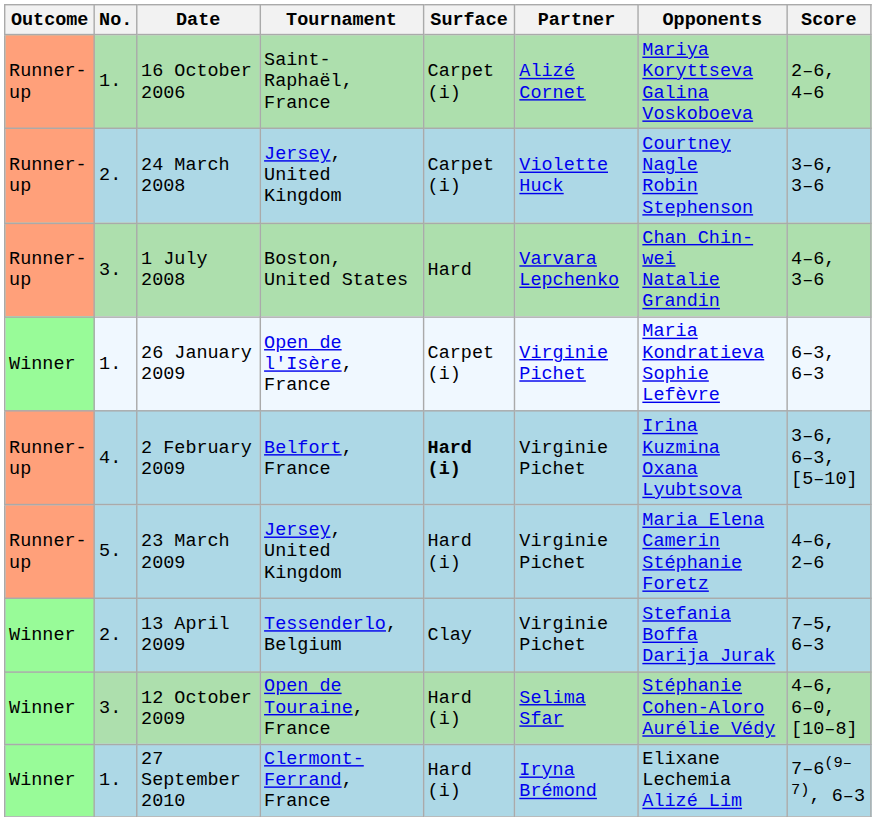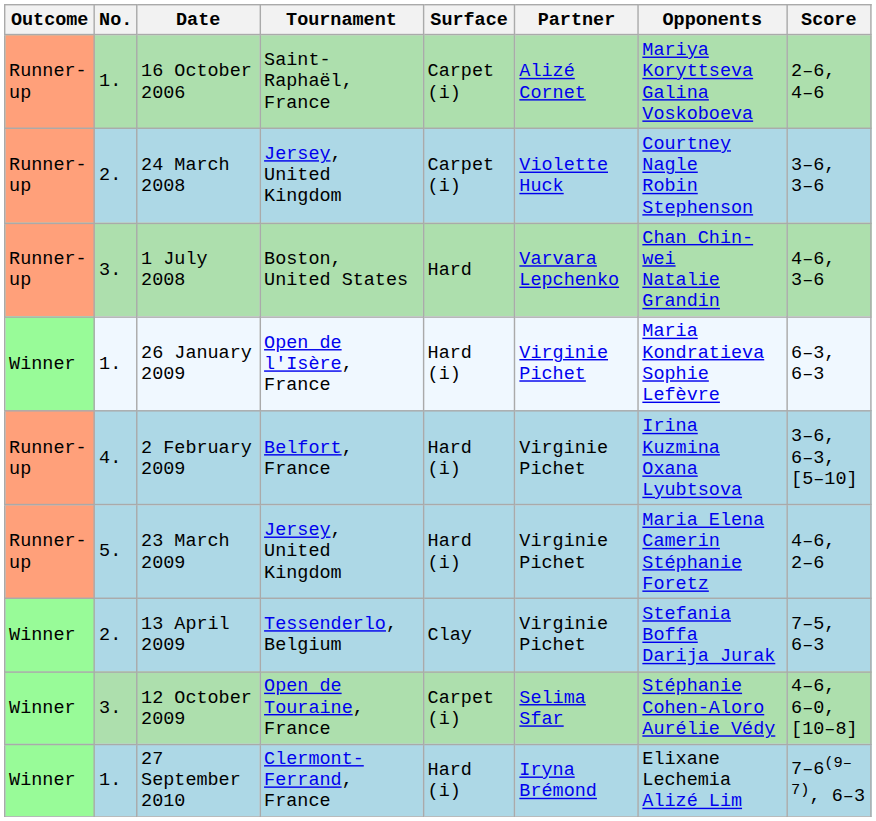(461, 364) Carpet (i) -> (450, 364) Hard (i)
(450, 458) bold -> (450, 458) normal
(450, 708) Hard (i) -> (461, 708) Carpet (i)
